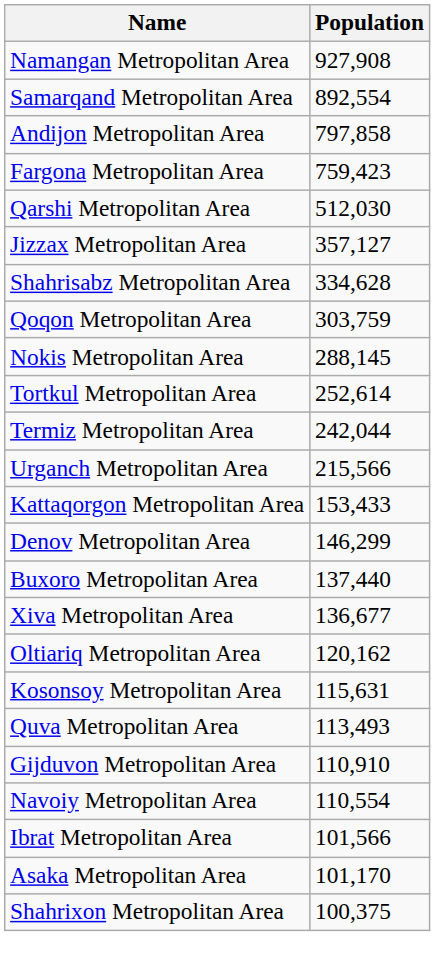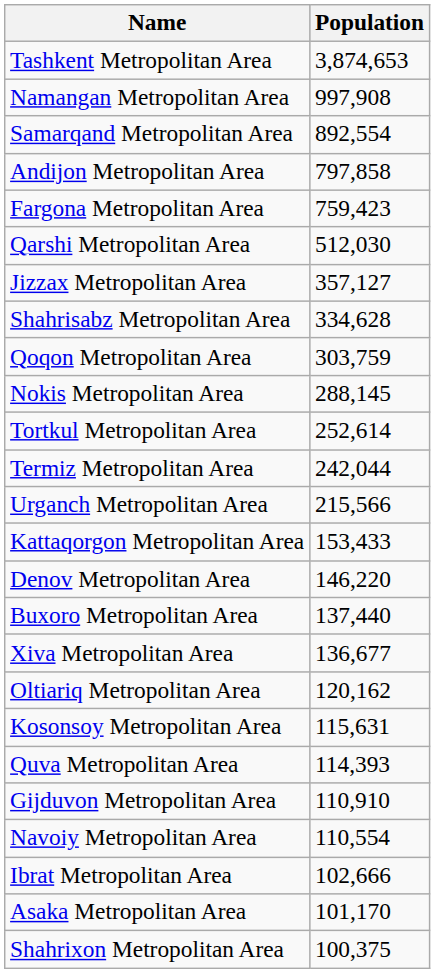+ row: (141, 60)
(353, 60) 927,908 -> (353, 97) 997,908
(353, 541) 146,299 -> (353, 578) 146,220
(353, 726) 113,493 -> (353, 763) 114,393
(353, 838) 101,566 -> (353, 875) 102,666
